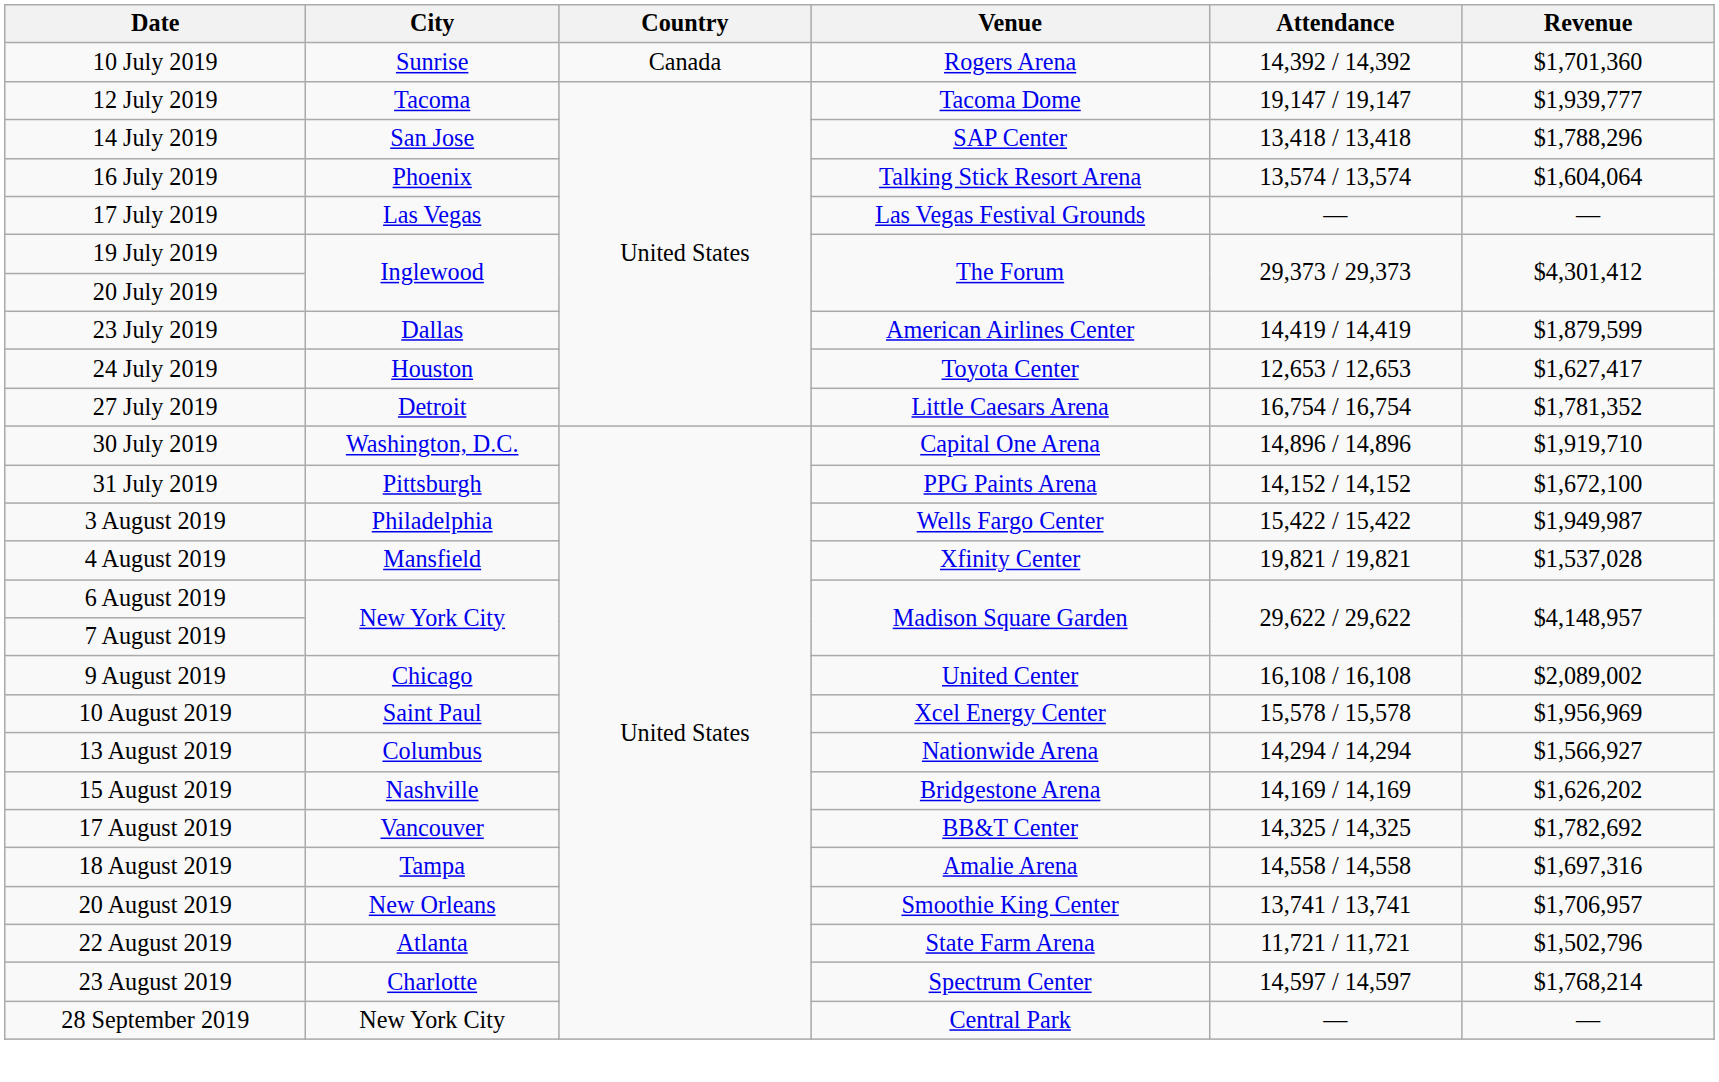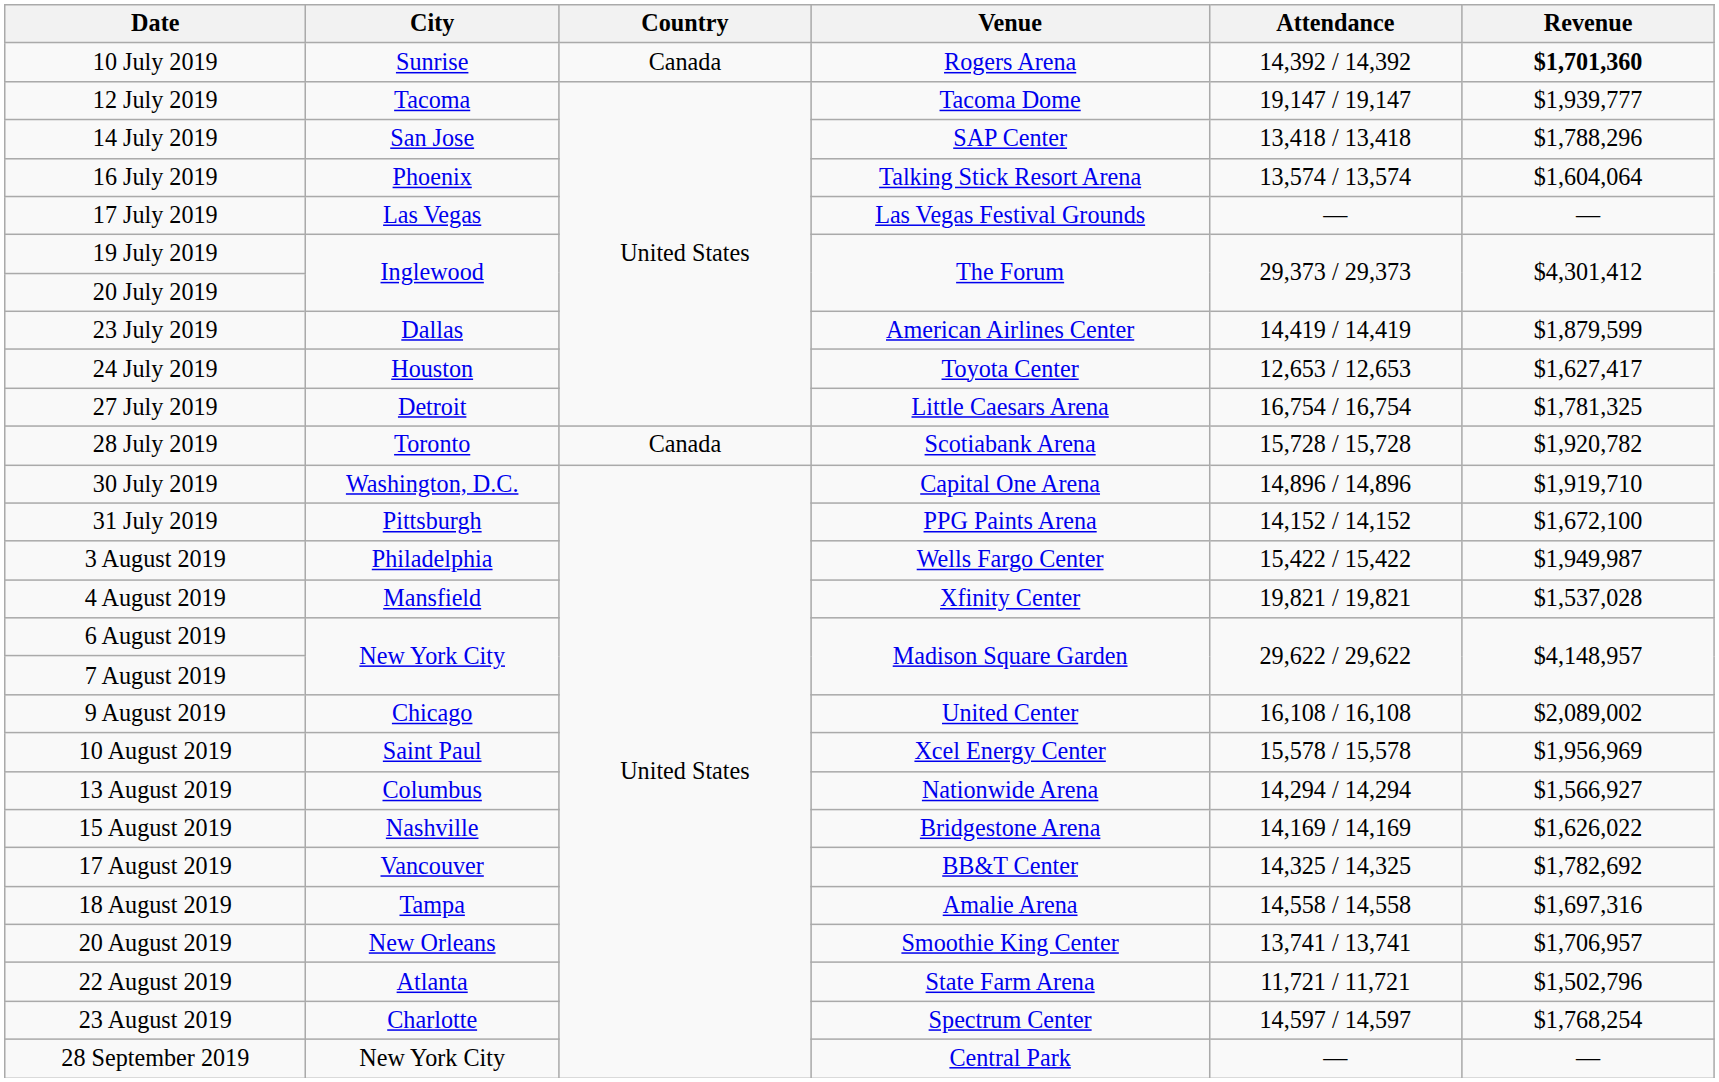(1588, 61) normal -> (1588, 61) bold
(1588, 406) $1,781,352 -> (1588, 406) $1,781,325
+ row: (155, 445)
(1588, 789) $1,626,202 -> (1588, 828) $1,626,022
(1588, 981) $1,768,214 -> (1588, 1019) $1,768,254
